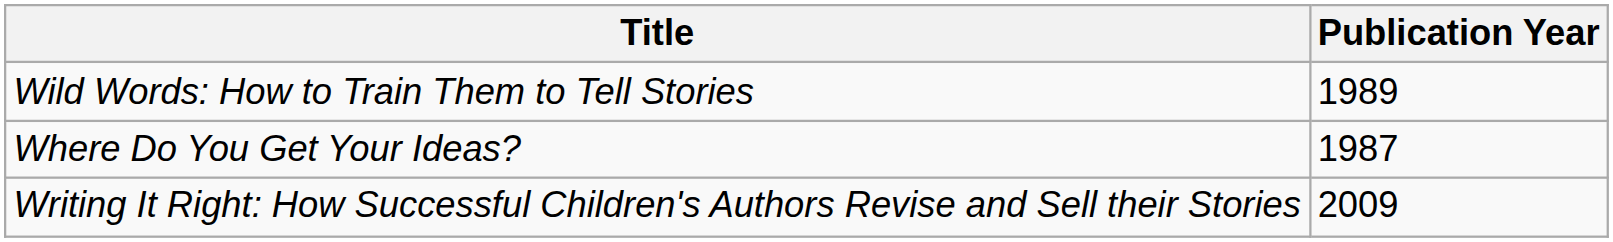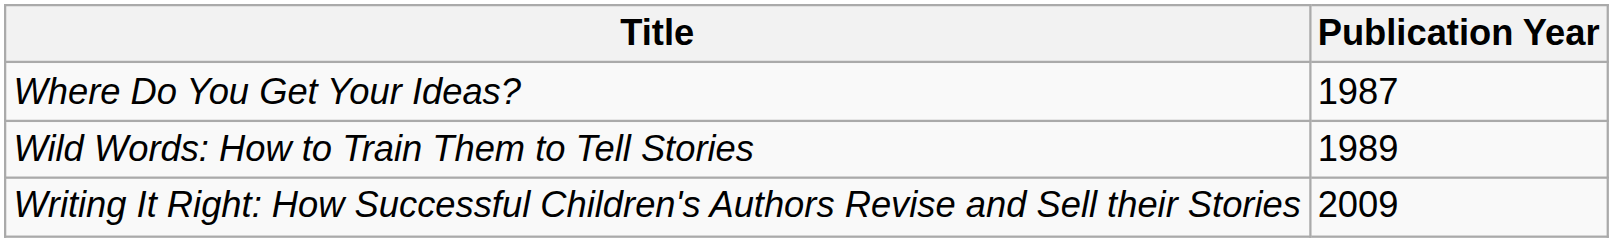rows swapped: (267, 148) <-> (384, 90)
